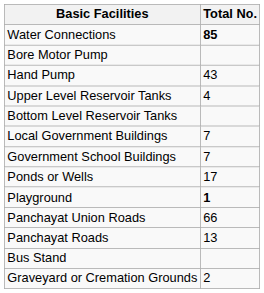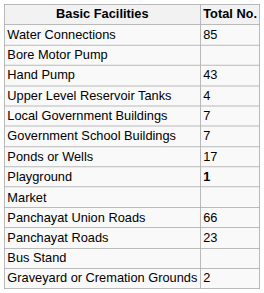(210, 34) bold -> (210, 34) normal
- row: (92, 116)
+ row: (27, 197)
(210, 237) 13 -> (210, 237) 23
